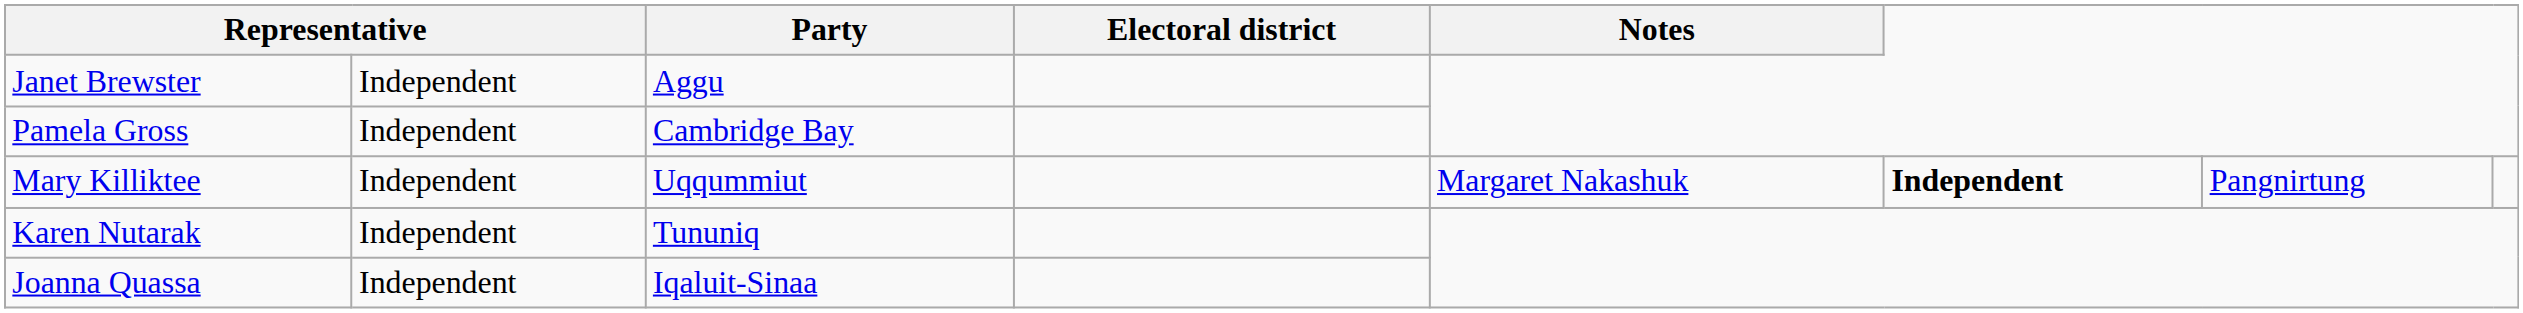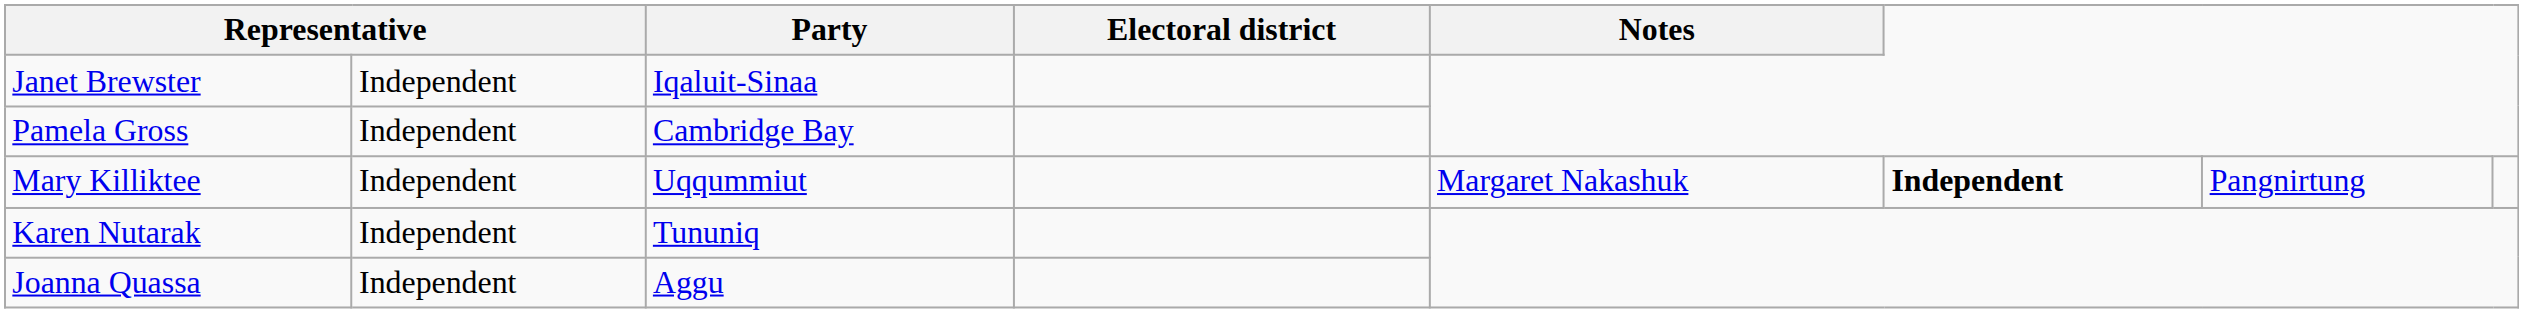(688, 80) Aggu -> (735, 80) Iqaluit-Sinaa
(735, 282) Iqaluit-Sinaa -> (688, 282) Aggu
